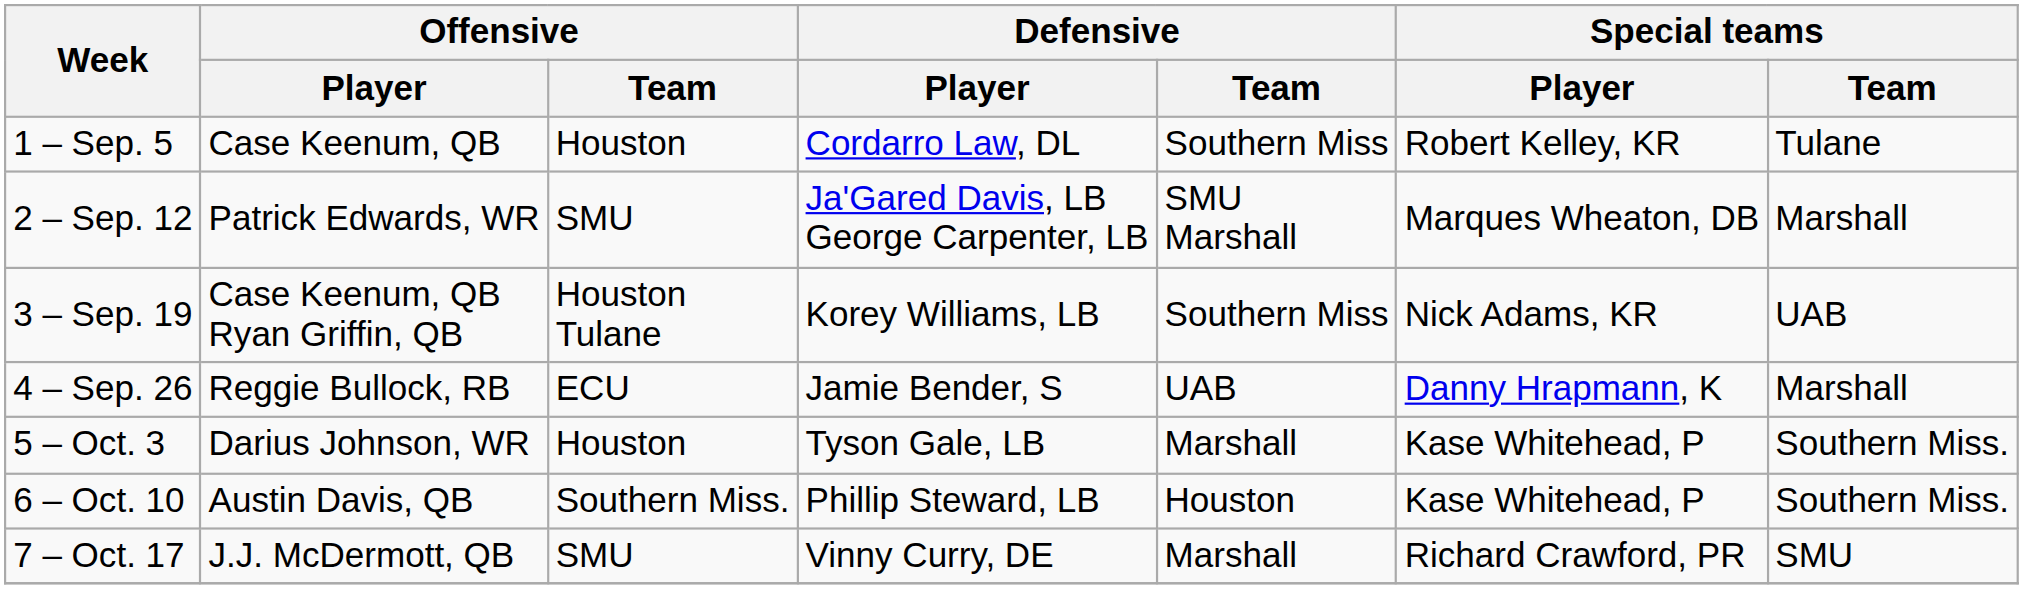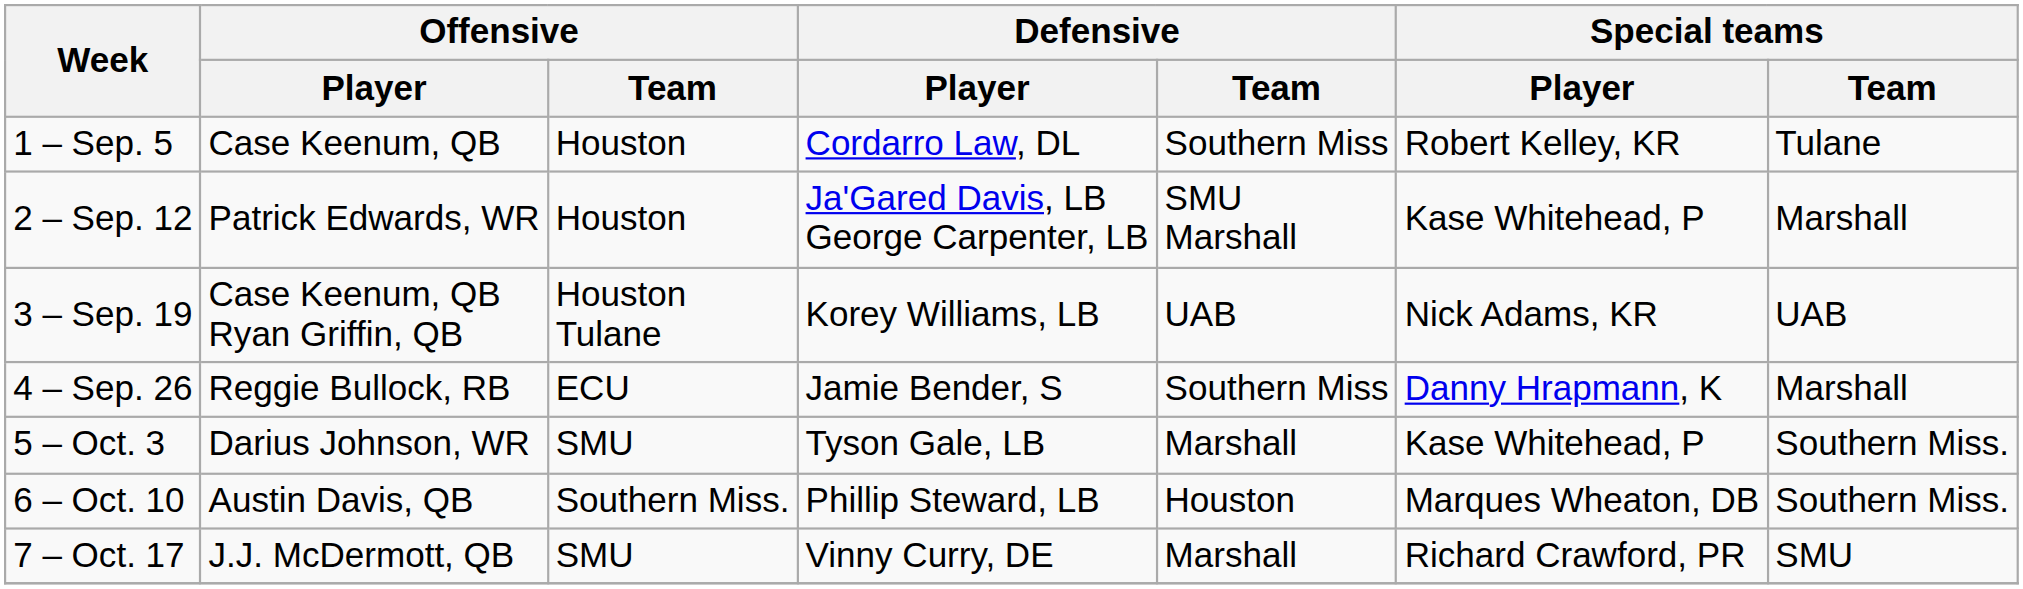(595, 218) SMU -> (621, 218) Houston
(1582, 218) Marques Wheaton, DB -> (1555, 218) Kase Whitehead, P
(1277, 313) Southern Miss -> (1201, 313) UAB
(1201, 388) UAB -> (1277, 388) Southern Miss
(621, 444) Houston -> (595, 444) SMU
(1555, 500) Kase Whitehead, P -> (1582, 500) Marques Wheaton, DB
